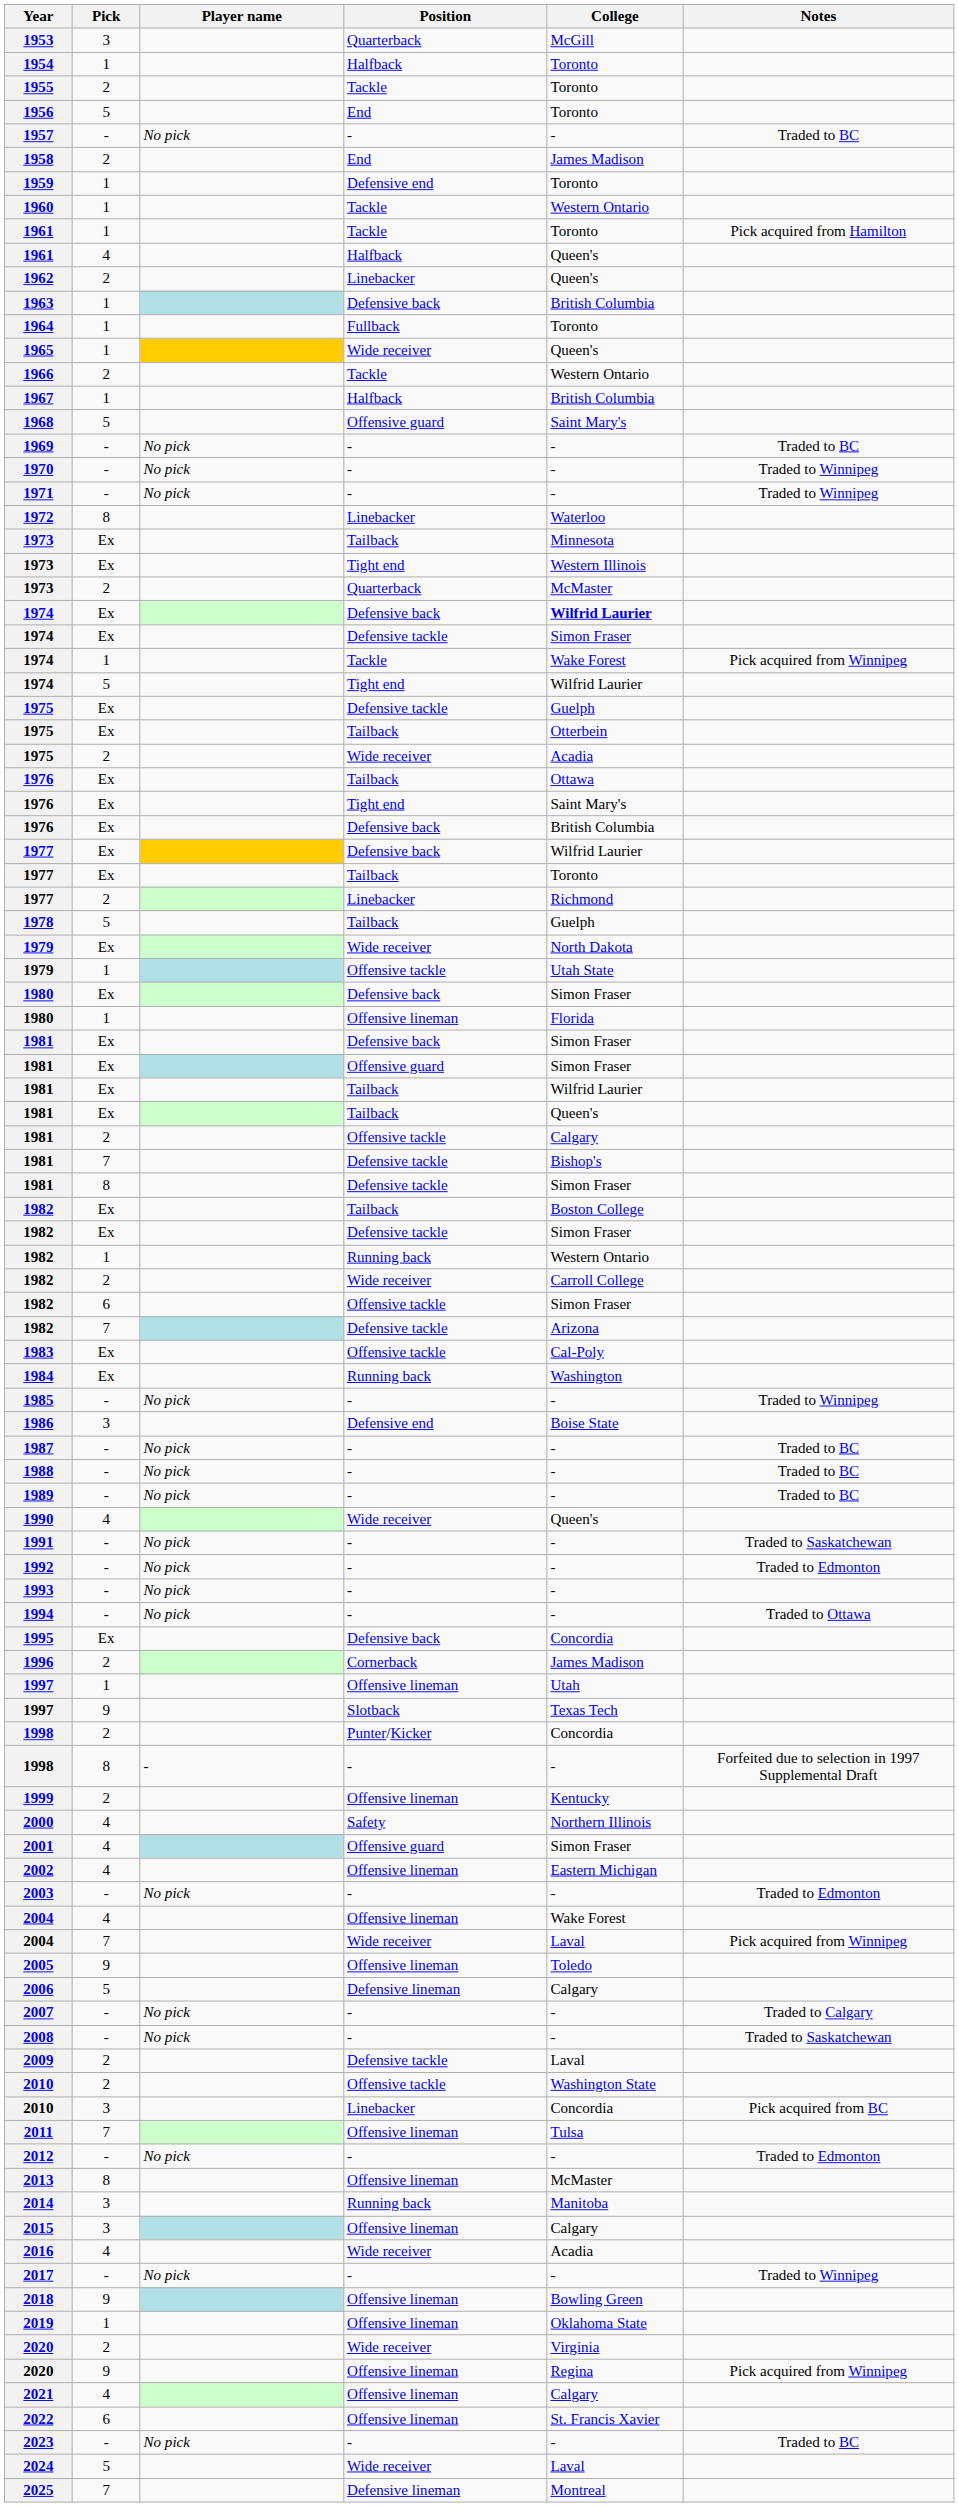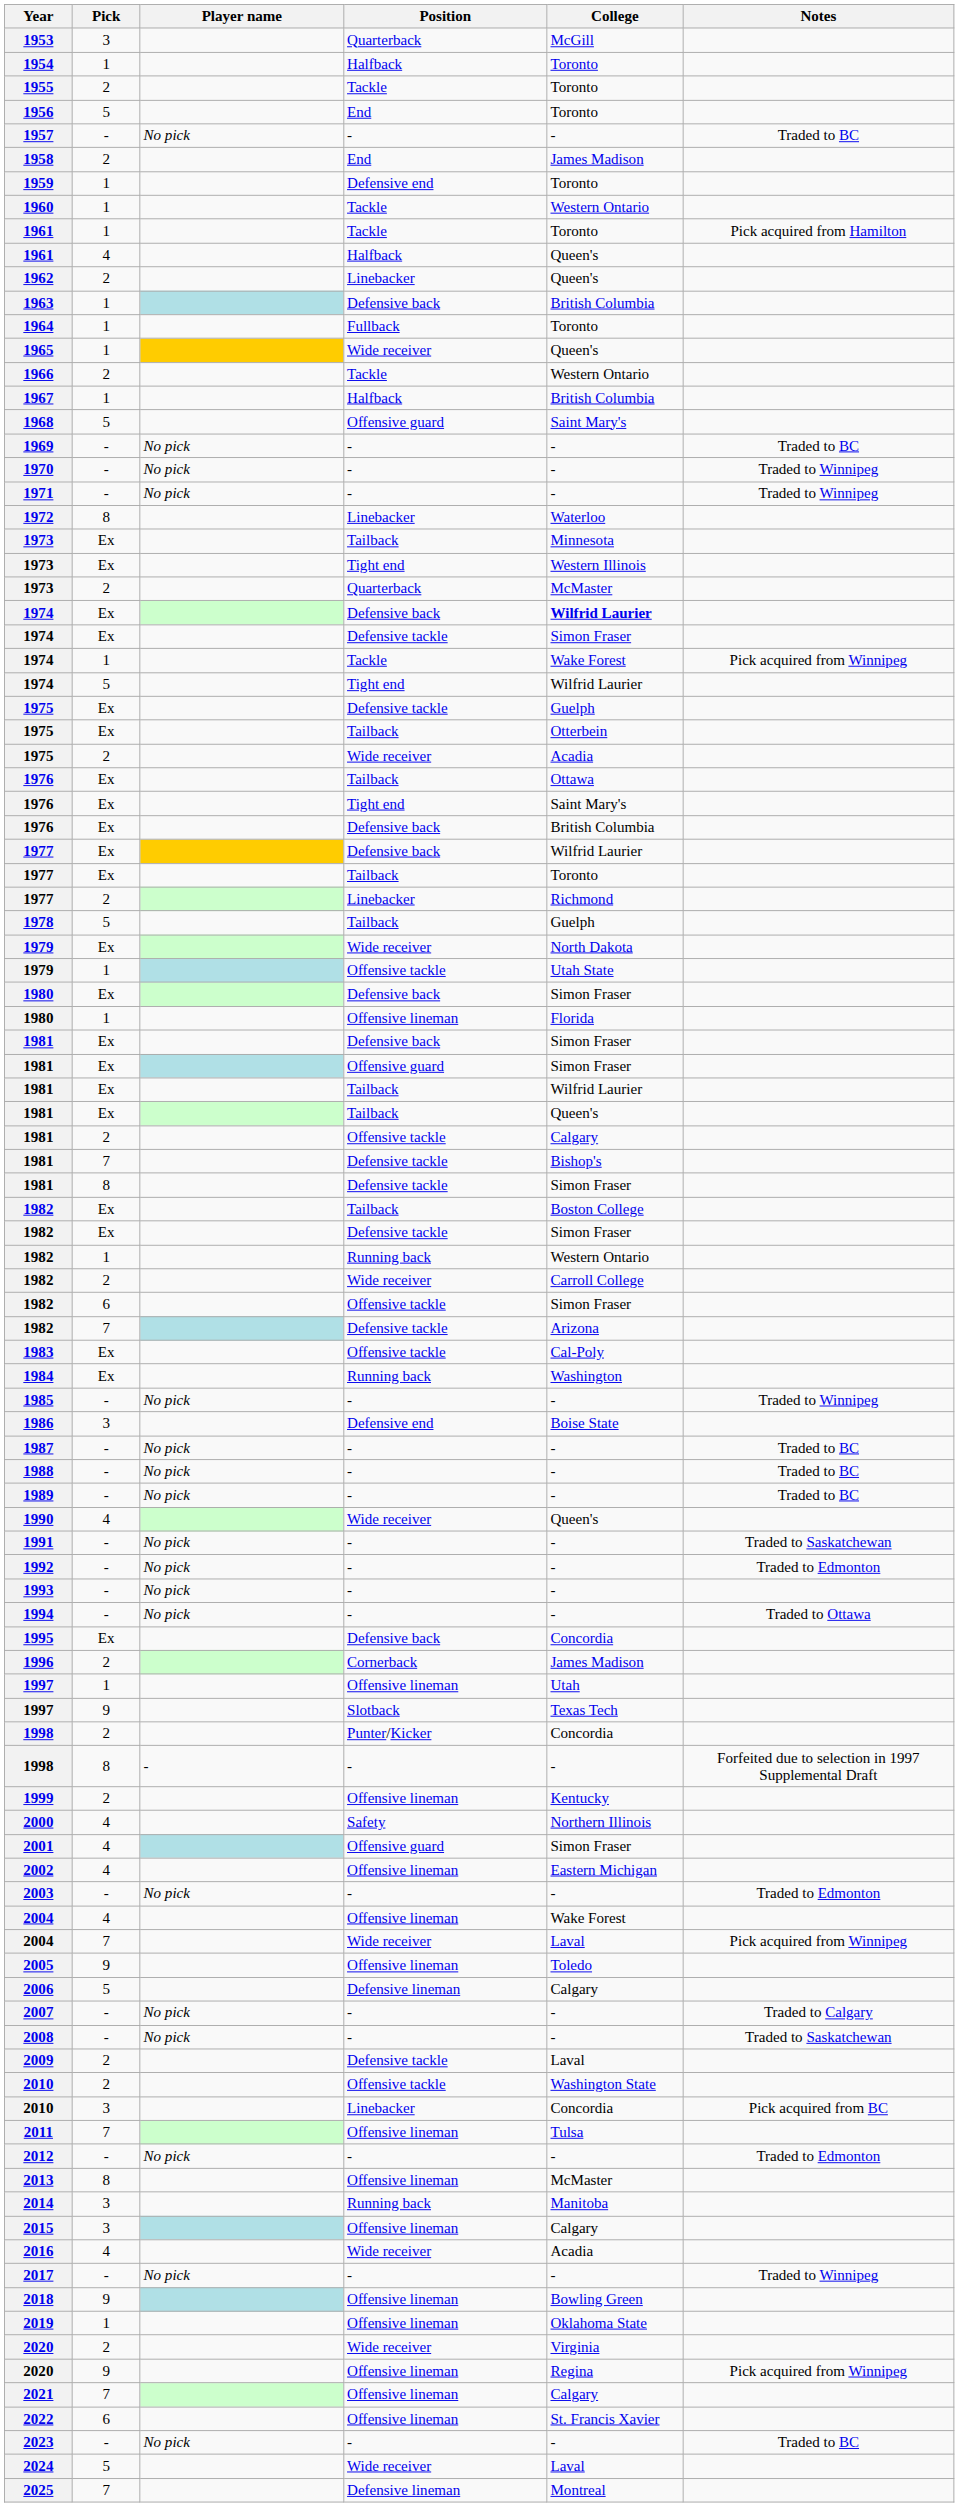(106, 2394) 4 -> (106, 2394) 7
